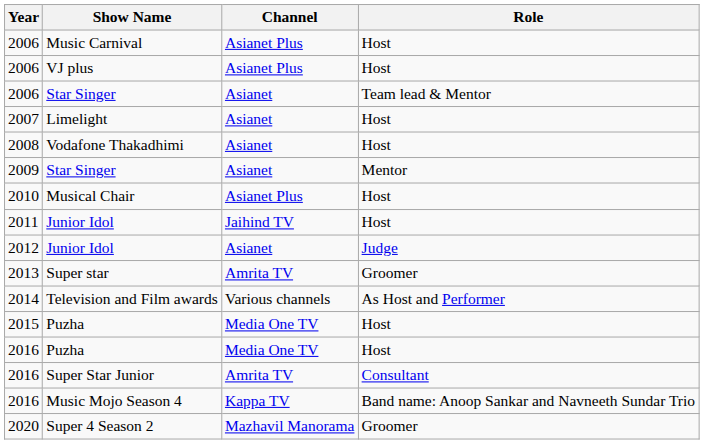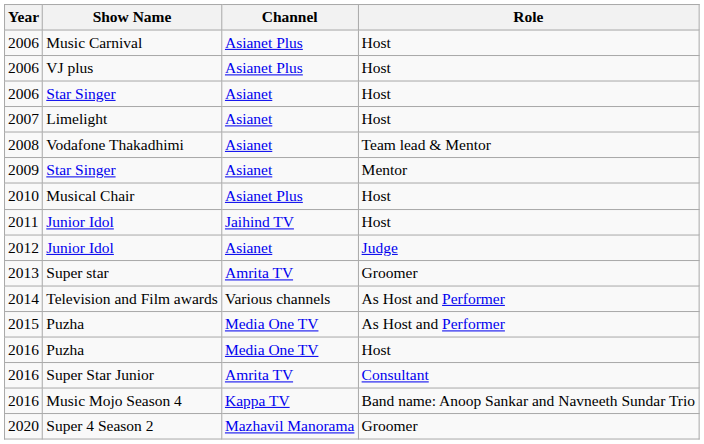(426, 94) Team lead & Mentor -> (376, 94) Host
(376, 145) Host -> (426, 145) Team lead & Mentor
(376, 324) Host -> (433, 324) As Host and Performer
